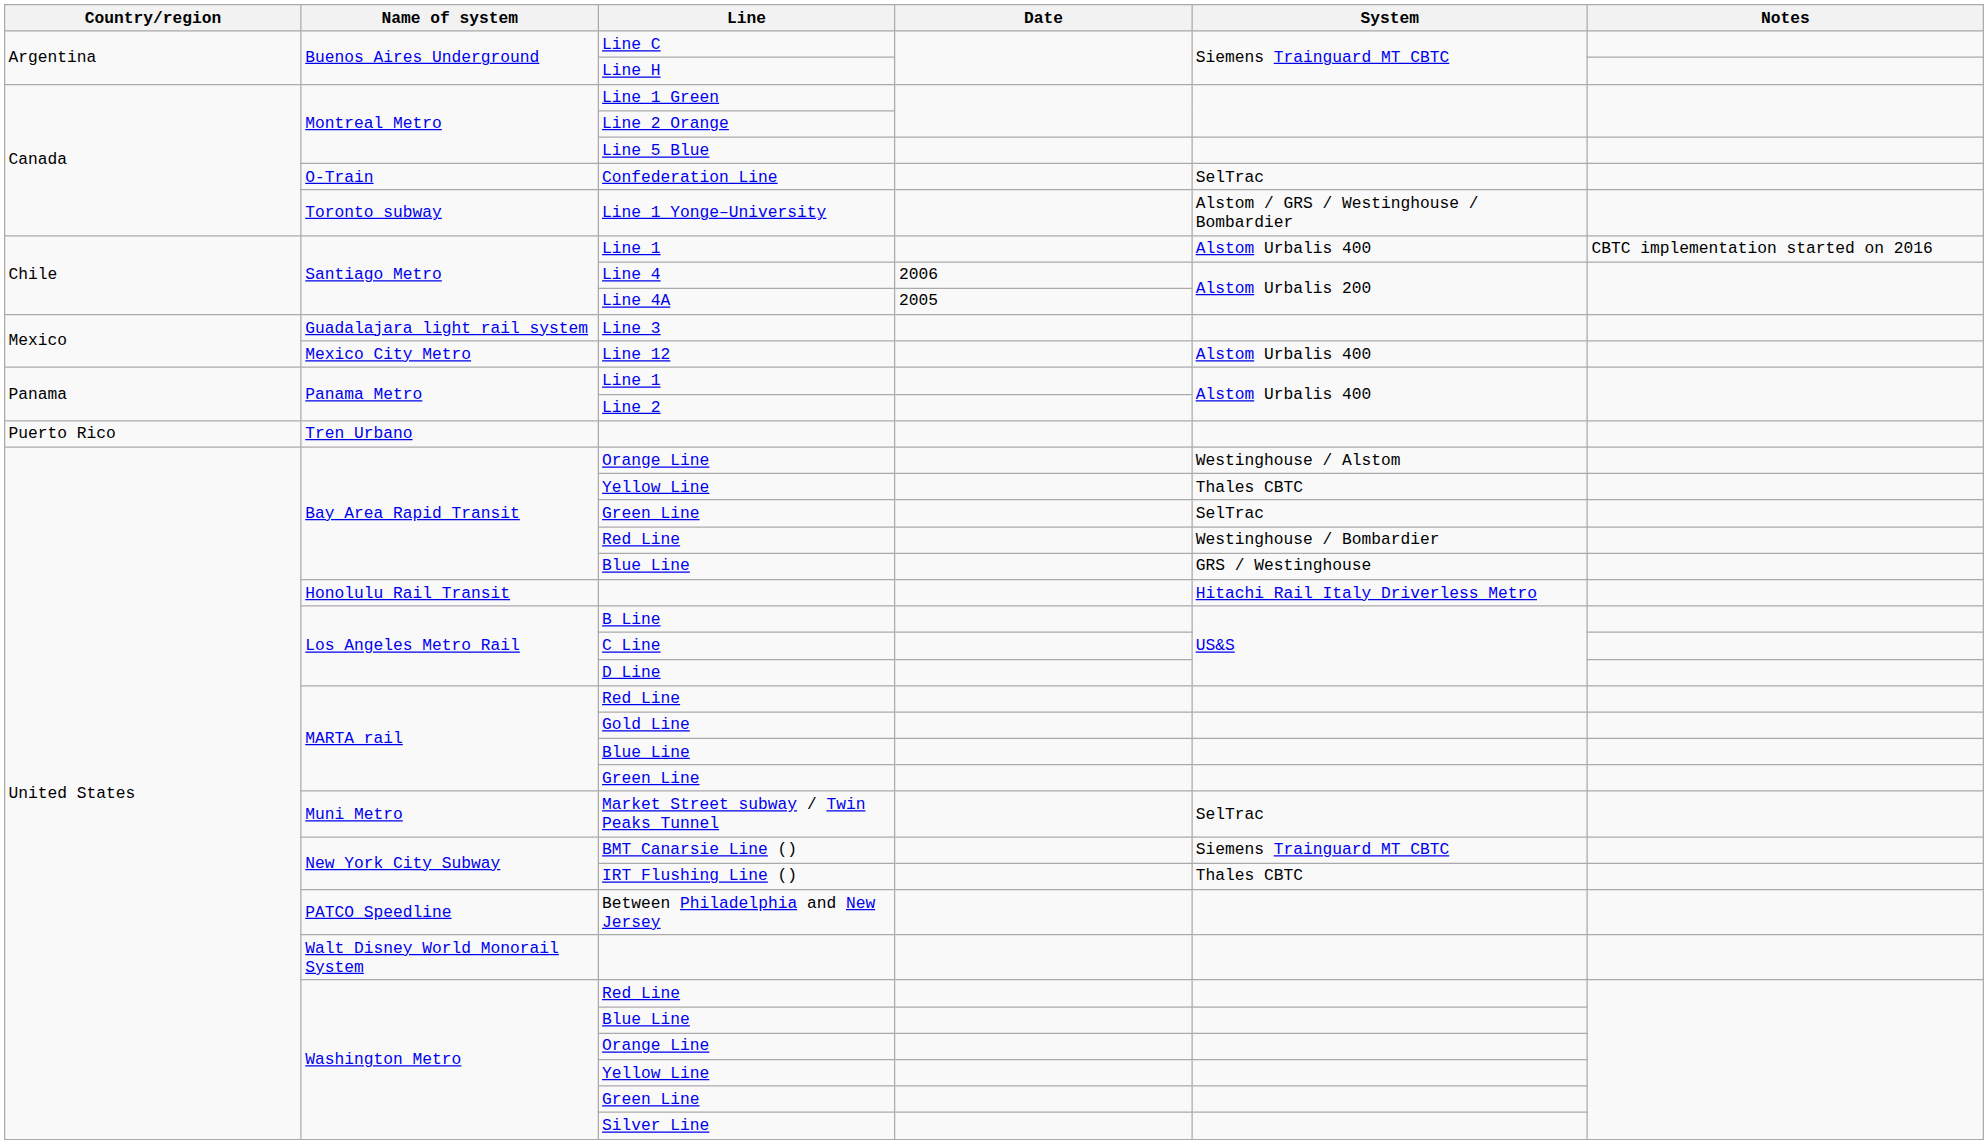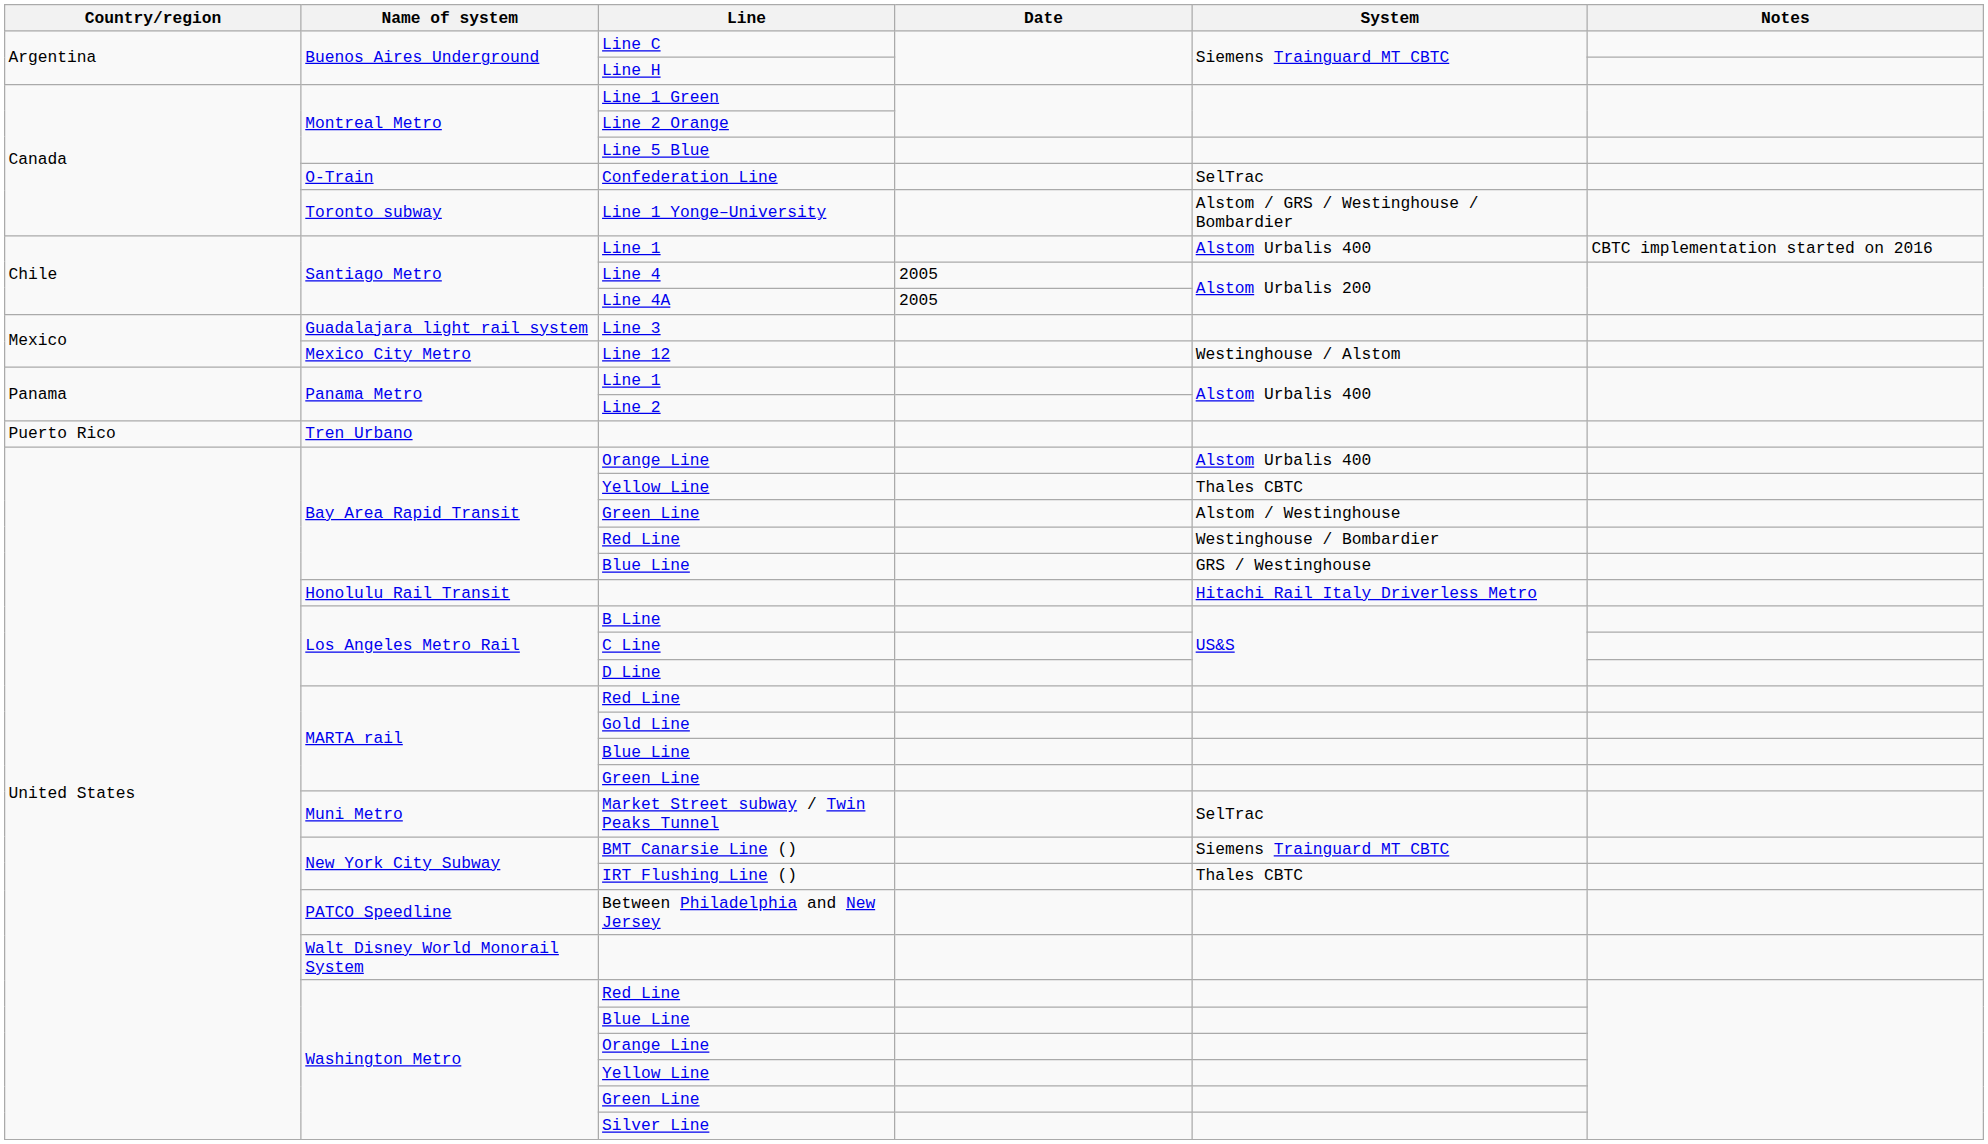(918, 275) 2006 -> (918, 275) 2005
(1283, 354) Alstom Urbalis 400 -> (1298, 354) Westinghouse / Alstom
(1298, 460) Westinghouse / Alstom -> (1283, 460) Alstom Urbalis 400
(1230, 513) SelTrac -> (1298, 513) Alstom / Westinghouse
